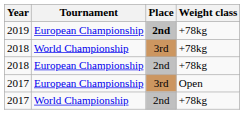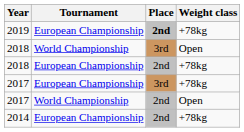(193, 48) +78kg -> (191, 48) Open
(191, 83) Open -> (193, 83) +78kg
(193, 100) +78kg -> (191, 100) Open
+ row: (18, 118)
